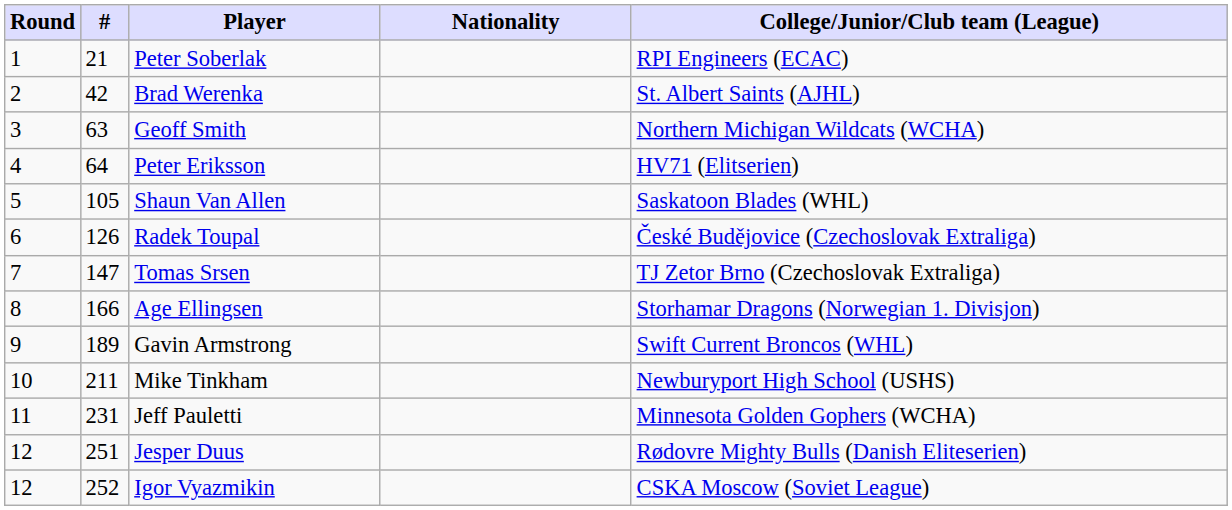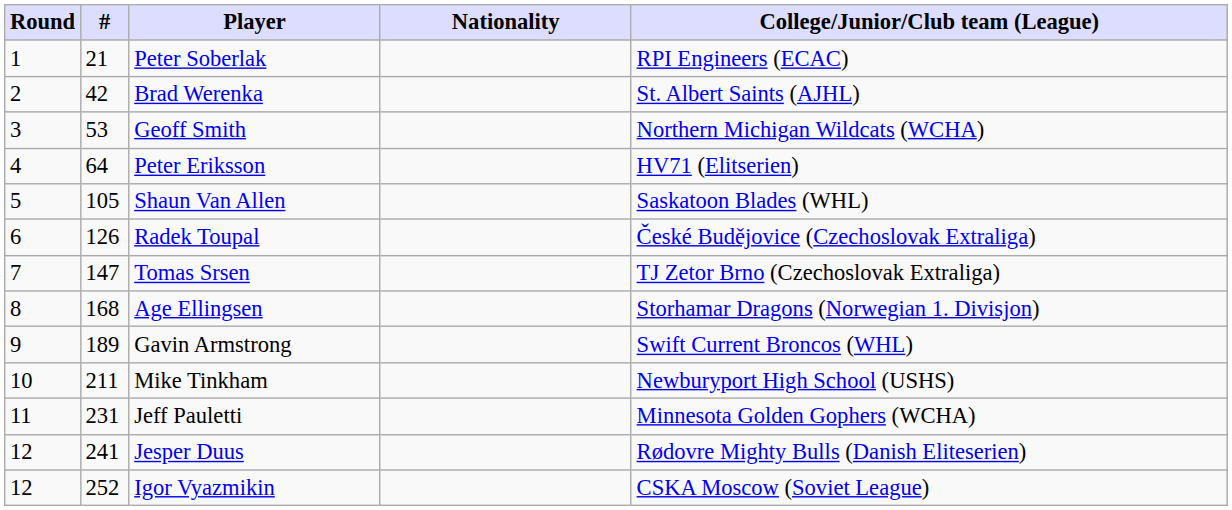(97, 129) 63 -> (97, 129) 53
(102, 308) 166 -> (102, 308) 168
(102, 451) 251 -> (102, 451) 241
